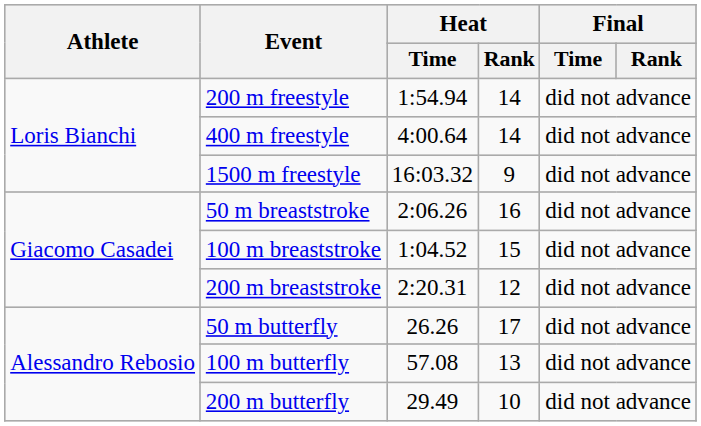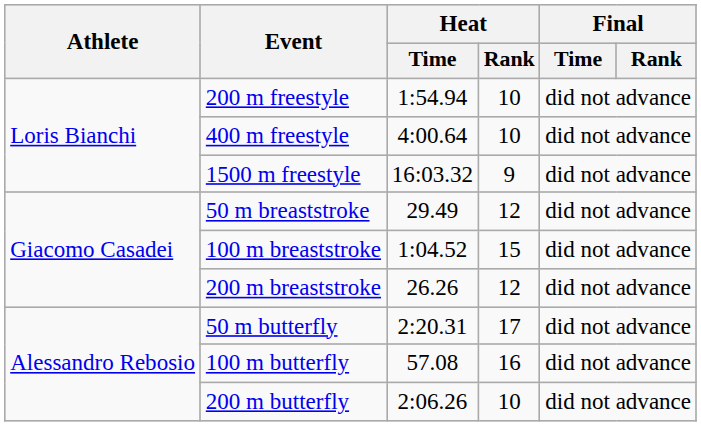(509, 97) 14 -> (509, 97) 10
(509, 135) 14 -> (509, 135) 10
(432, 211) 2:06.26 -> (432, 211) 29.49
(509, 211) 16 -> (509, 211) 12
(432, 287) 2:20.31 -> (432, 287) 26.26
(432, 325) 26.26 -> (432, 325) 2:20.31
(509, 363) 13 -> (509, 363) 16
(432, 401) 29.49 -> (432, 401) 2:06.26
